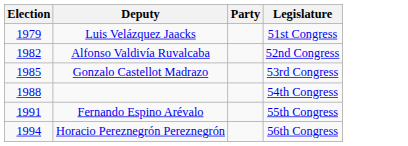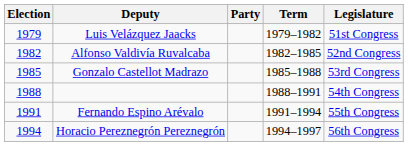+ column: (293, 14)
